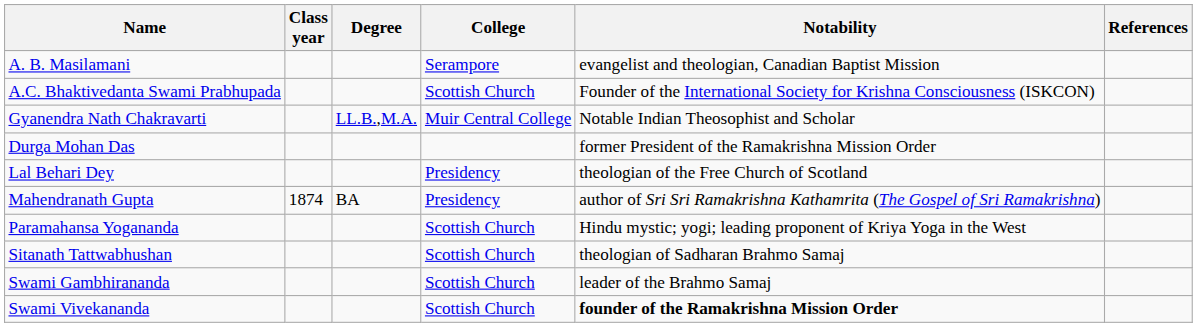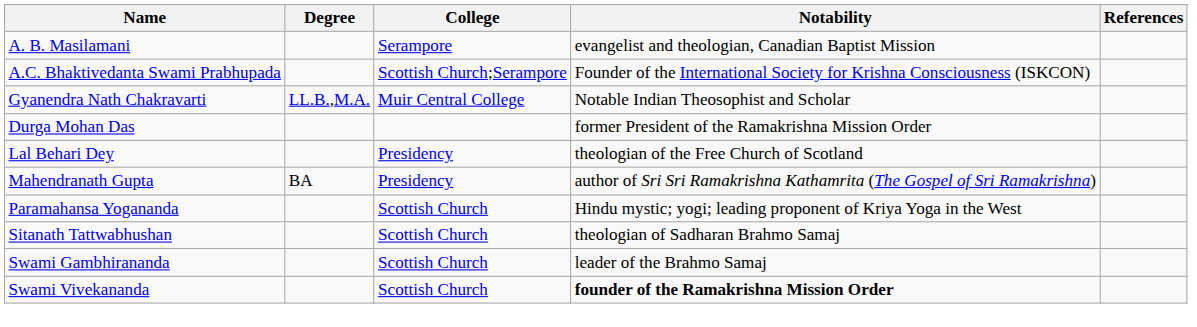- column: (308, 27)
(480, 91) Scottish Church -> (472, 72) Scottish Church;Serampore
